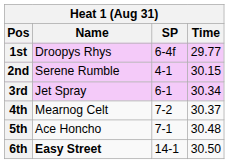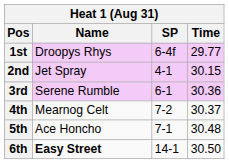(77, 71) Serene Rumble -> (61, 71) Jet Spray
(61, 91) Jet Spray -> (77, 91) Serene Rumble
(206, 91) 30.34 -> (206, 91) 30.36
